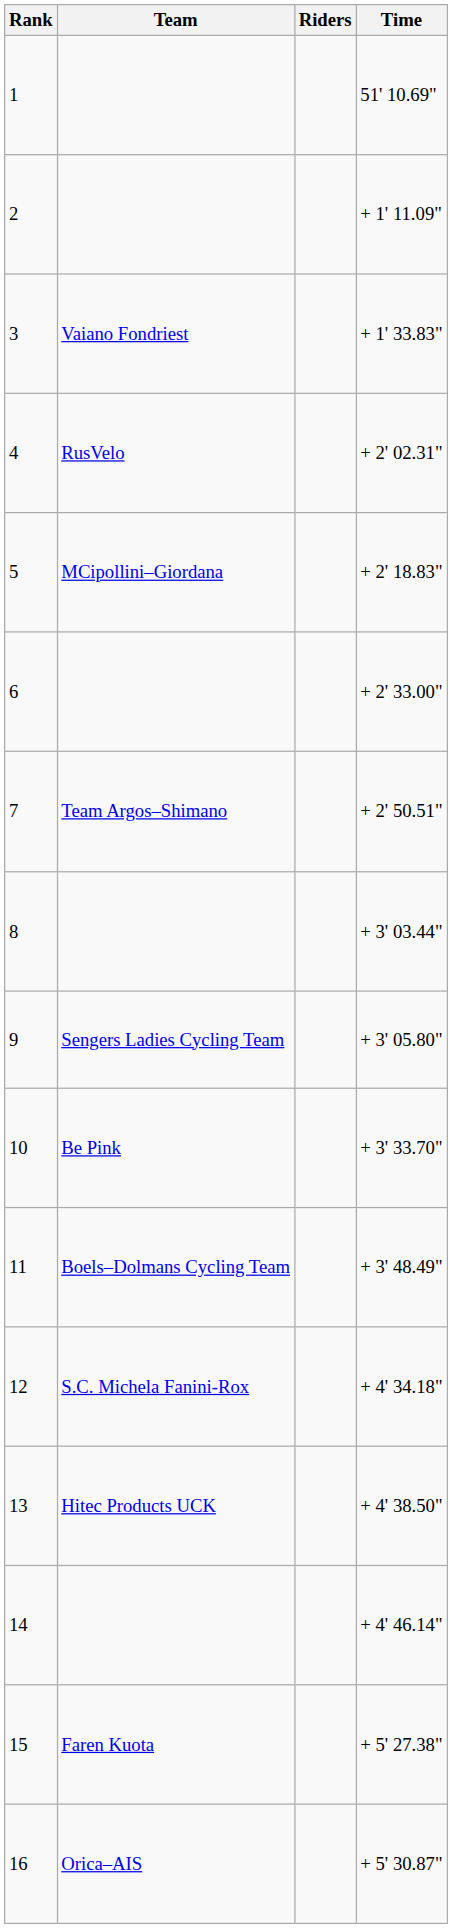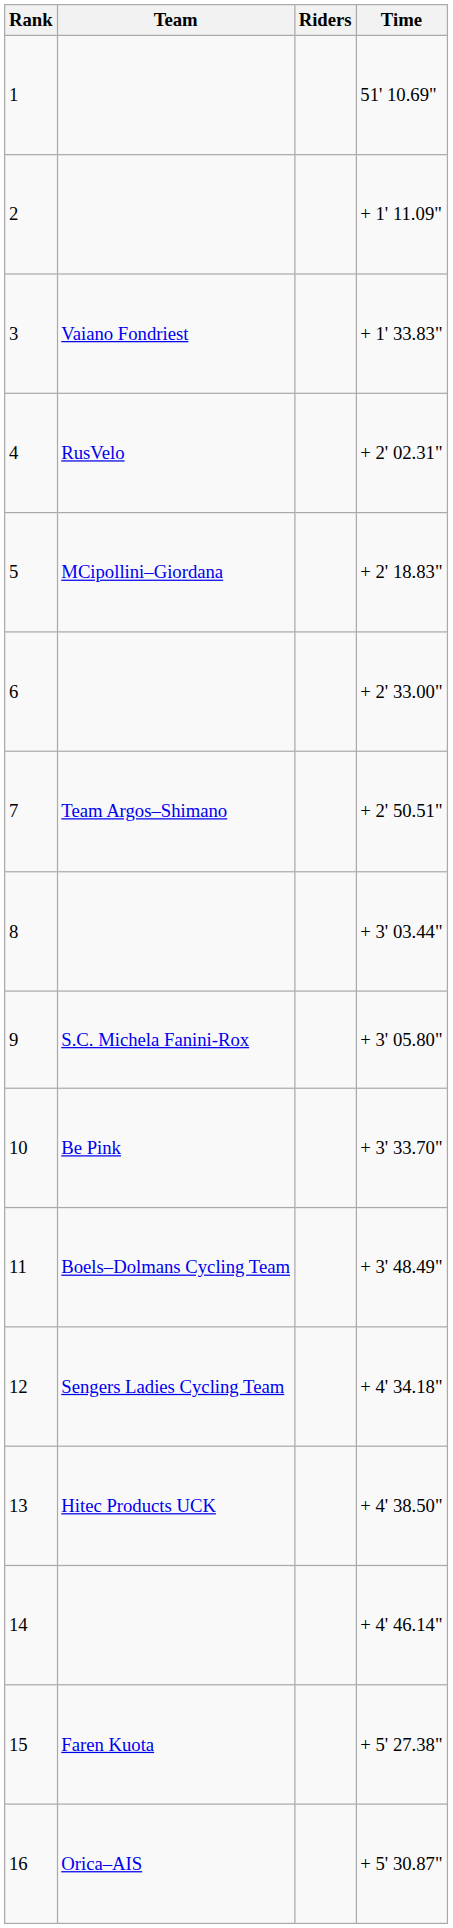(173, 1039) Sengers Ladies Cycling Team -> (155, 1039) S.C. Michela Fanini-Rox
(155, 1386) S.C. Michela Fanini-Rox -> (173, 1386) Sengers Ladies Cycling Team
